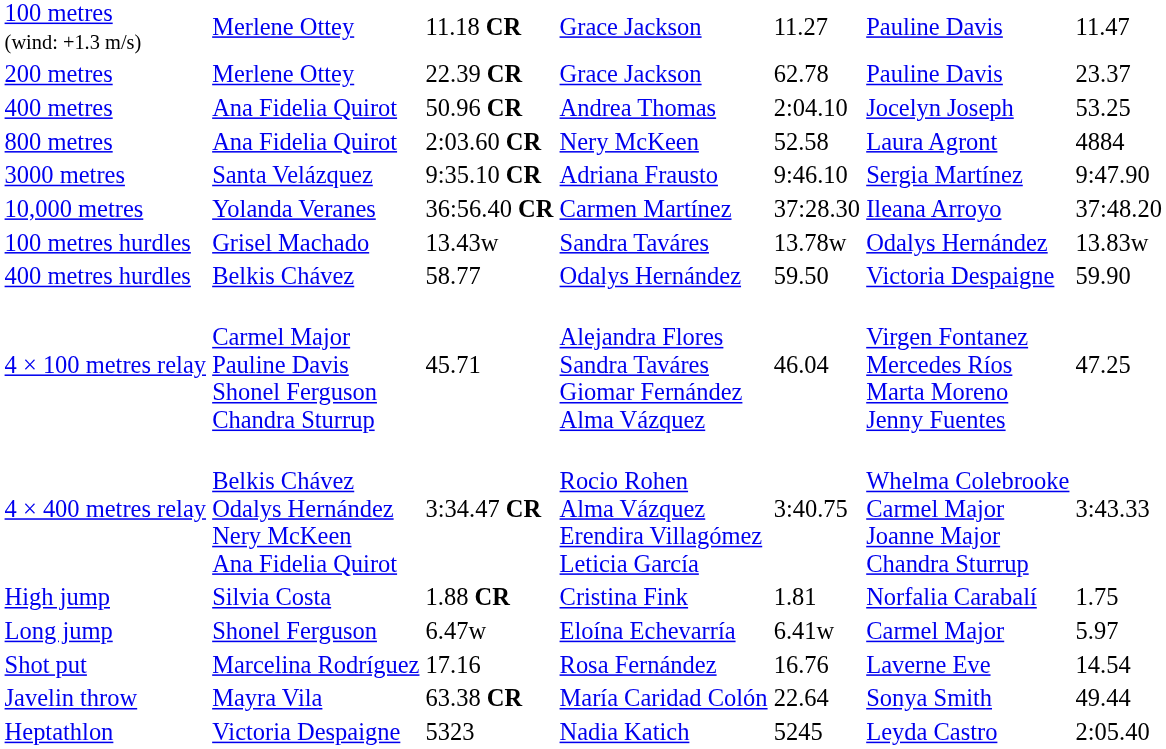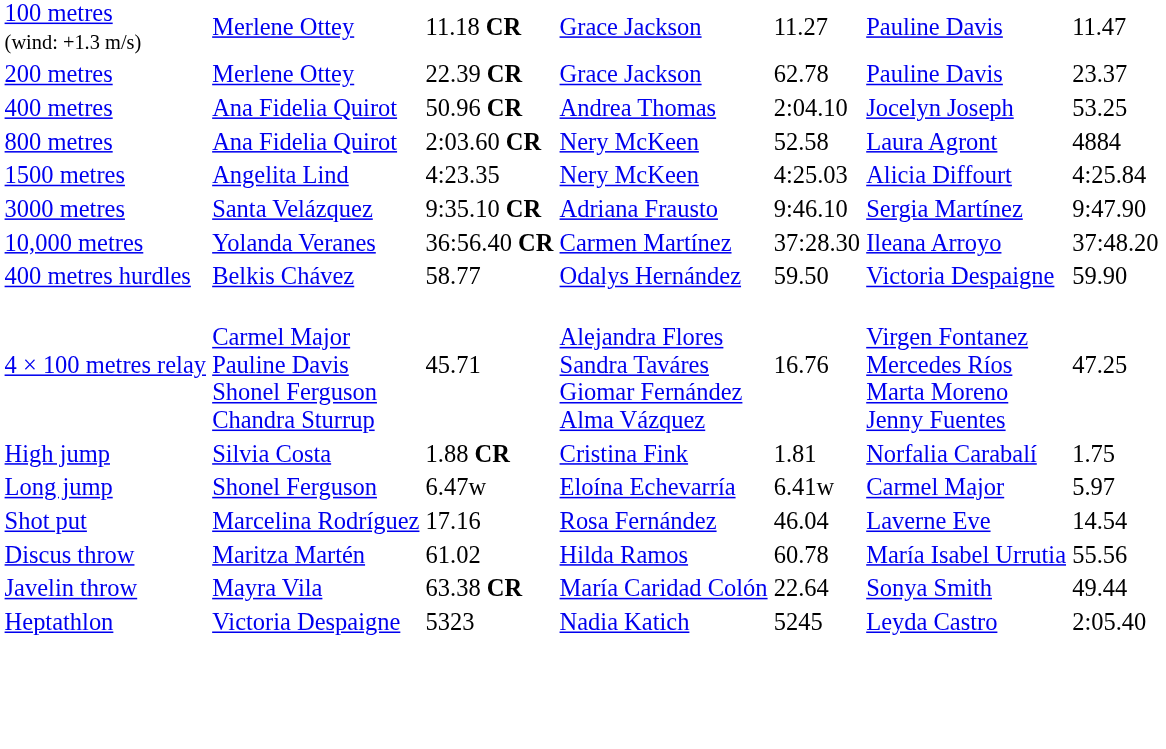+ row: (65, 175)
- row: (98, 242)
(801, 364) 46.04 -> (801, 364) 16.76
- row: (105, 508)
(801, 664) 16.76 -> (801, 521) 46.04
+ row: (70, 554)
